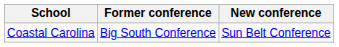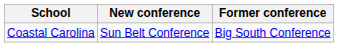columns swapped: (158, 13) <-> (276, 13)
